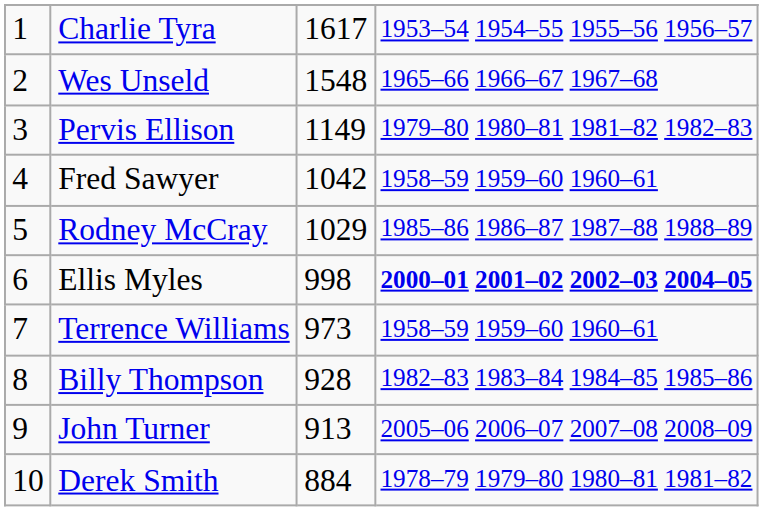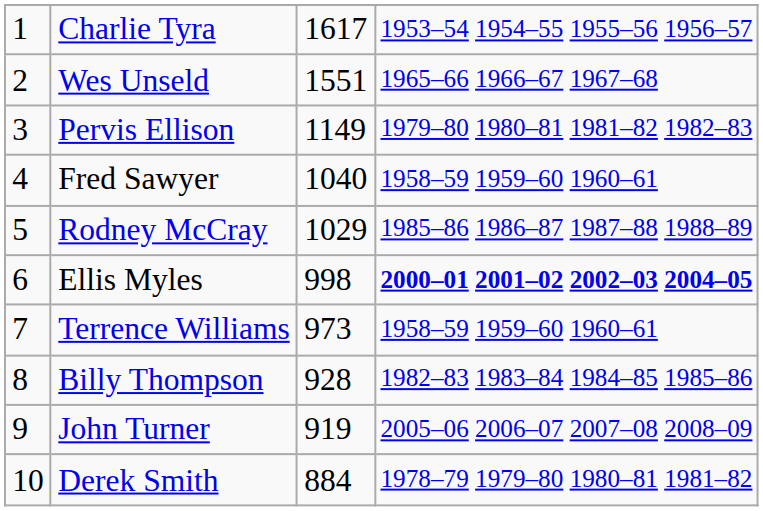(336, 79) 1548 -> (336, 79) 1551
(336, 179) 1042 -> (336, 179) 1040
(328, 429) 913 -> (328, 429) 919
